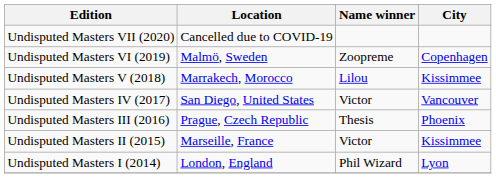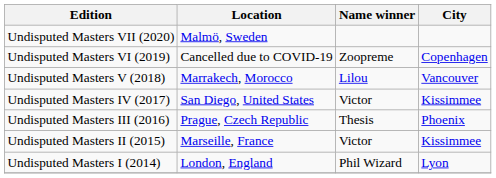(257, 36) Cancelled due to COVID-19 -> (224, 36) Malmö, Sweden
(224, 57) Malmö, Sweden -> (257, 57) Cancelled due to COVID-19
(451, 78) Kissimmee -> (450, 78) Vancouver
(450, 99) Vancouver -> (451, 99) Kissimmee
